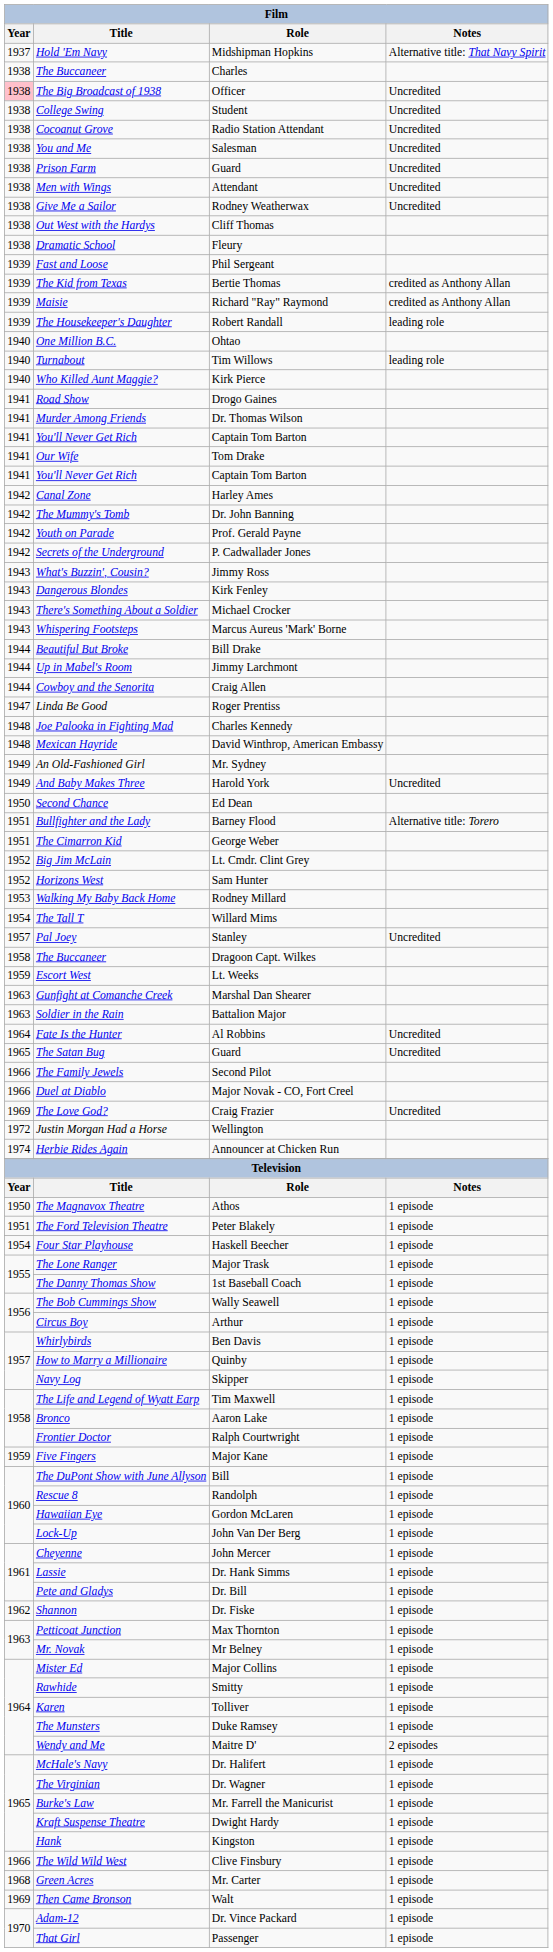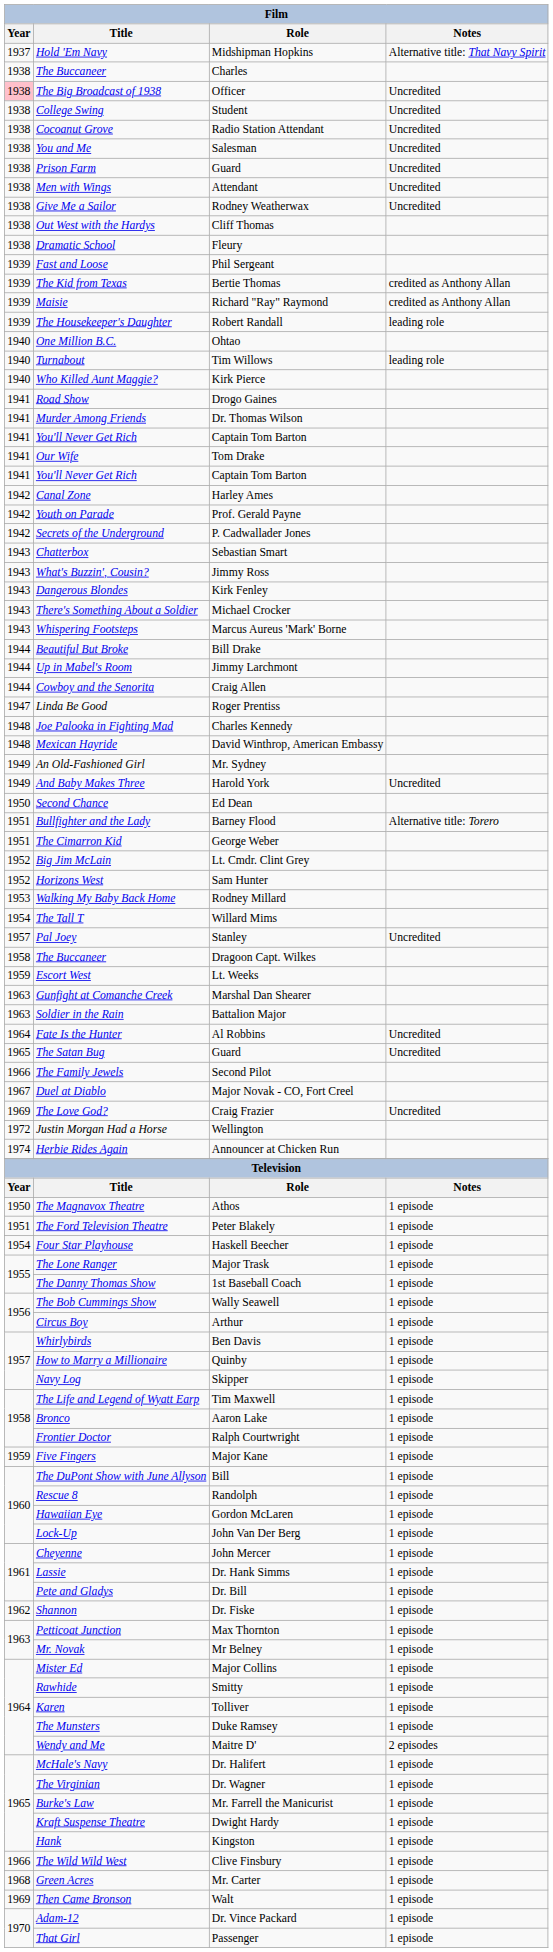- row: (83, 514)
+ row: (62, 553)
(19, 1091) 1966 -> (19, 1091) 1967
